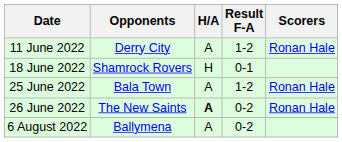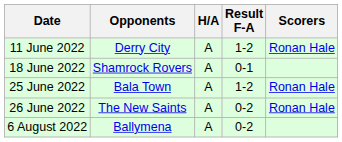(209, 68) H -> (209, 68) A
(209, 107) bold -> (209, 107) normal
